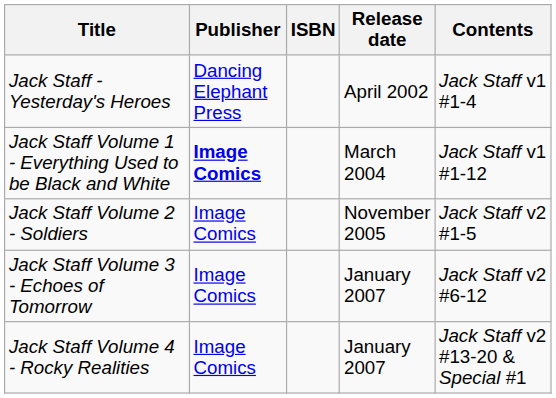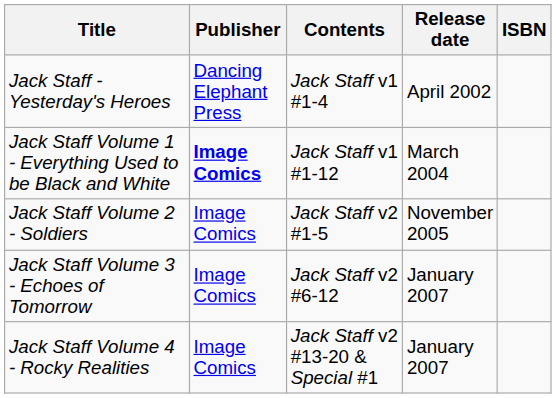columns swapped: (313, 29) <-> (493, 29)
